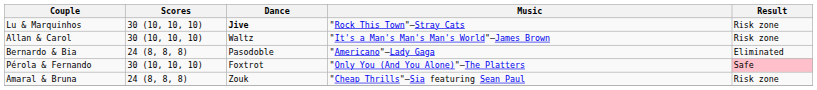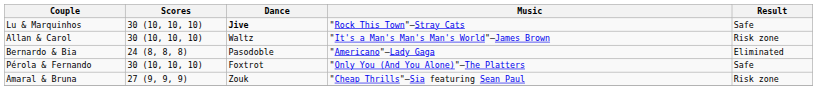(756, 25) Risk zone -> (744, 25) Safe
(744, 65) pink background -> (744, 65) no background
(158, 79) 24 (8, 8, 8) -> (158, 79) 27 (9, 9, 9)
